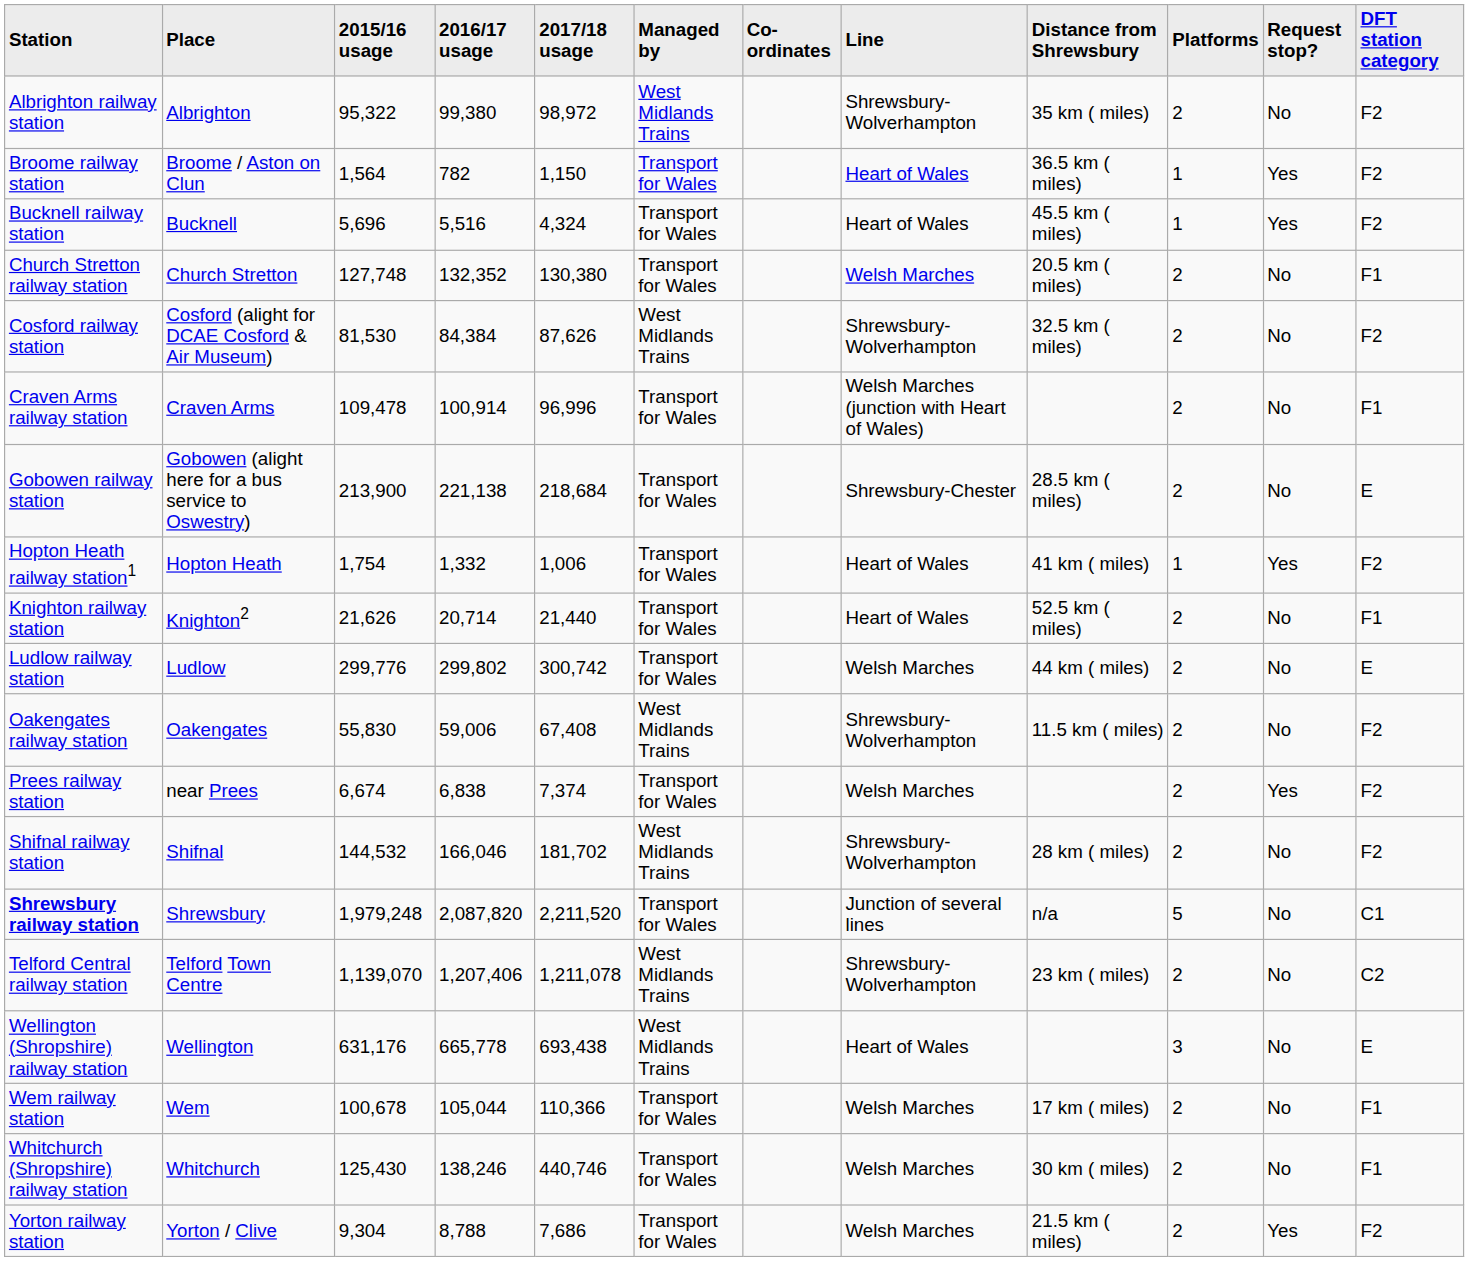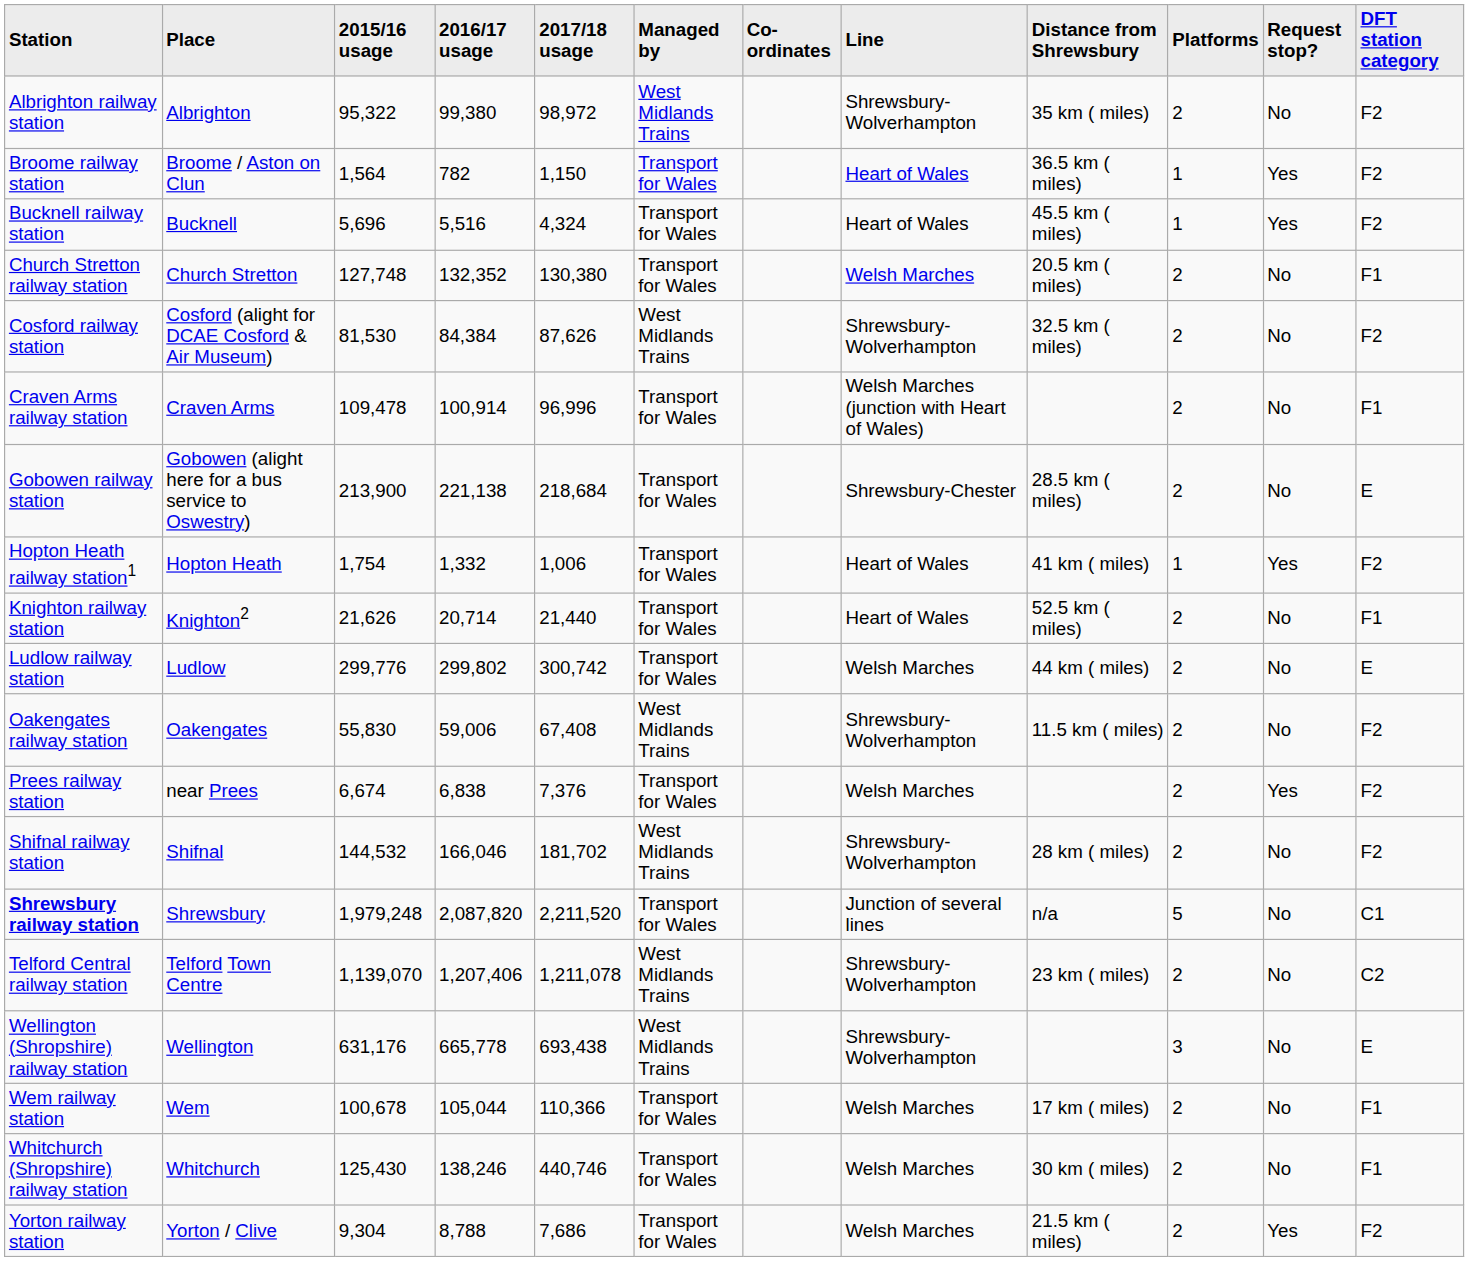(563, 791) 7,374 -> (563, 791) 7,376
(907, 1046) Heart of Wales -> (911, 1046) Shrewsbury-Wolverhampton
